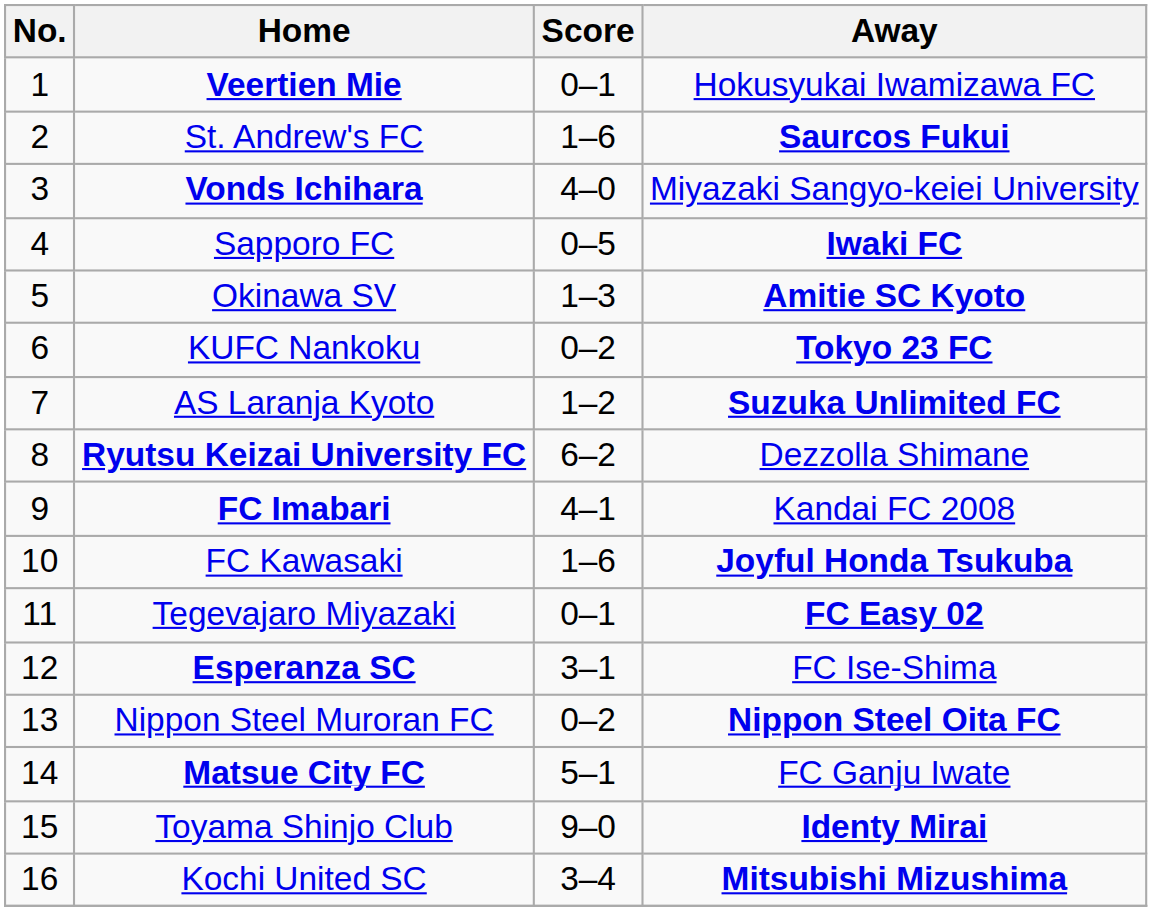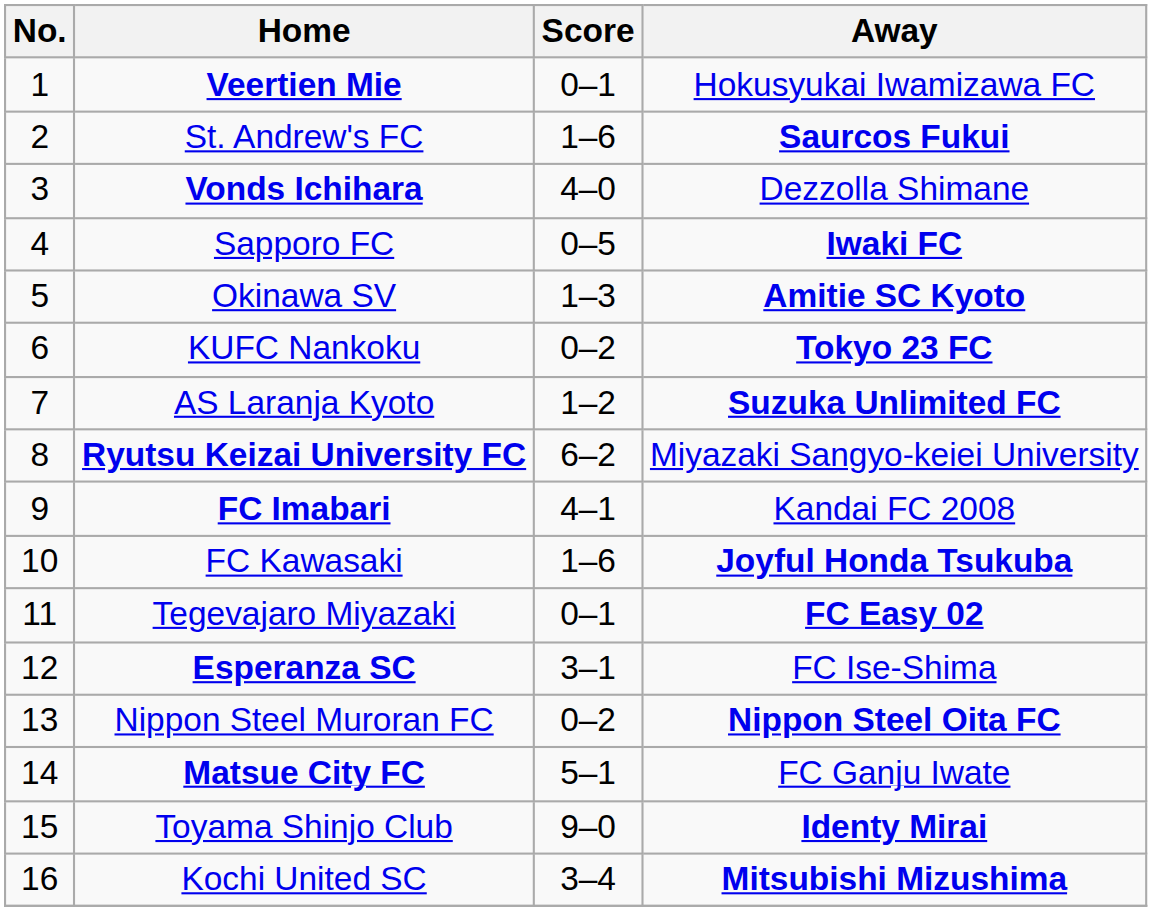(894, 190) Miyazaki Sangyo-keiei University -> (894, 190) Dezzolla Shimane
(894, 455) Dezzolla Shimane -> (894, 455) Miyazaki Sangyo-keiei University
